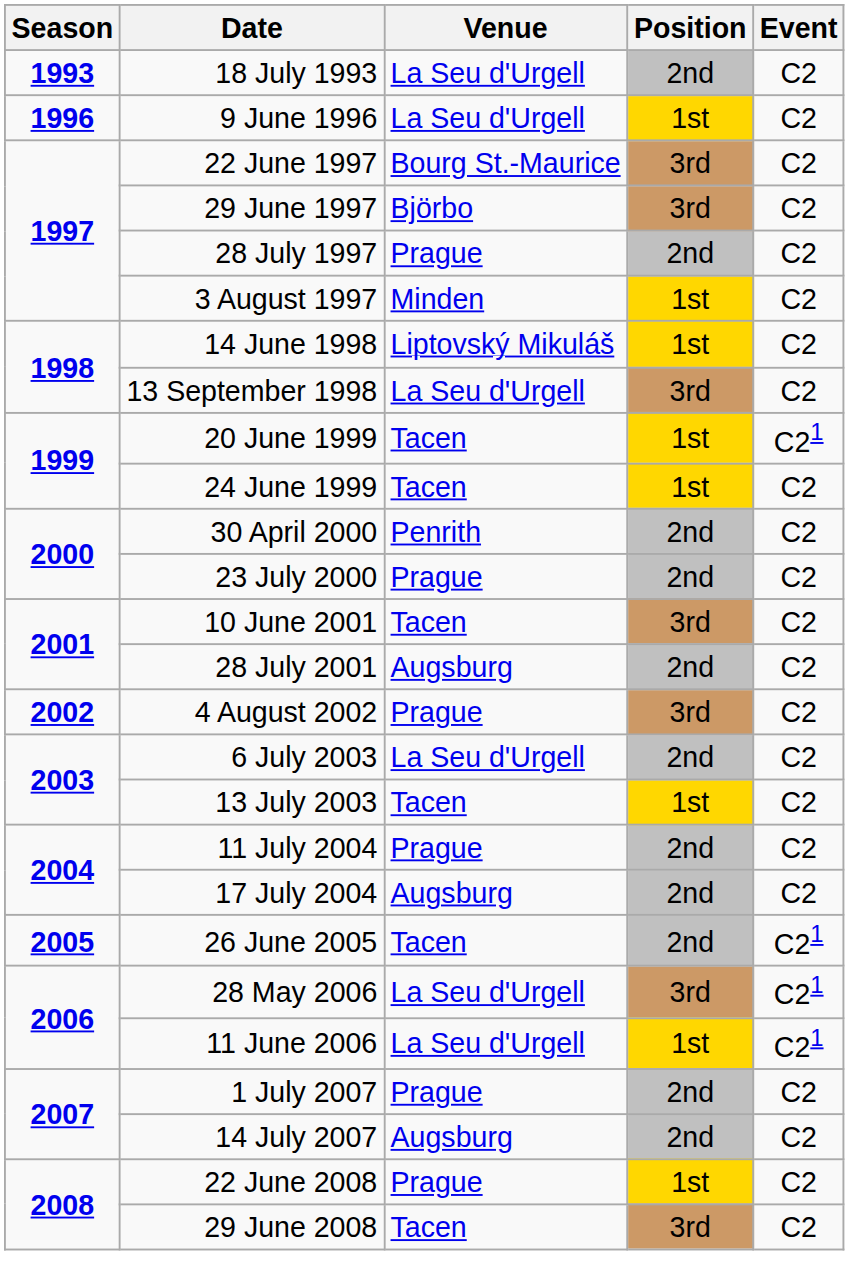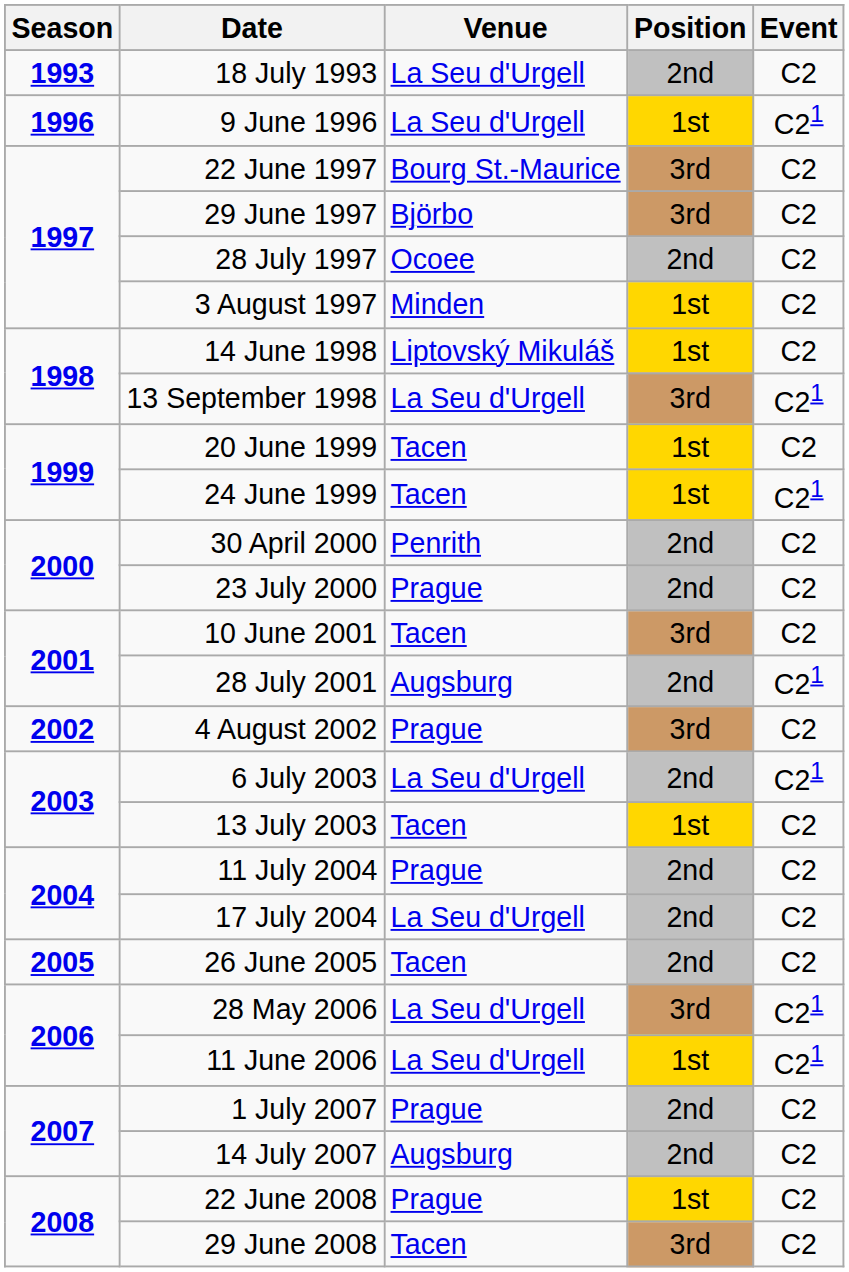(799, 118) C2 -> (799, 121) C21
(437, 254) Prague -> (433, 260) Ocoee
(799, 390) C2 -> (799, 398) C21
(799, 438) C21 -> (799, 446) C2
(799, 486) C2 -> (799, 495) C21
(799, 667) C2 -> (799, 681) C21
(799, 757) C2 -> (799, 777) C21
(452, 893) Augsburg -> (488, 916) La Seu d'Urgell
(799, 941) C21 -> (799, 961) C2
